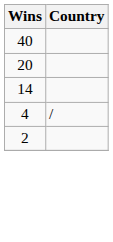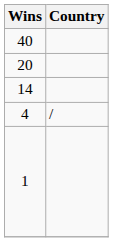- row: (25, 138)
+ row: (25, 181)
